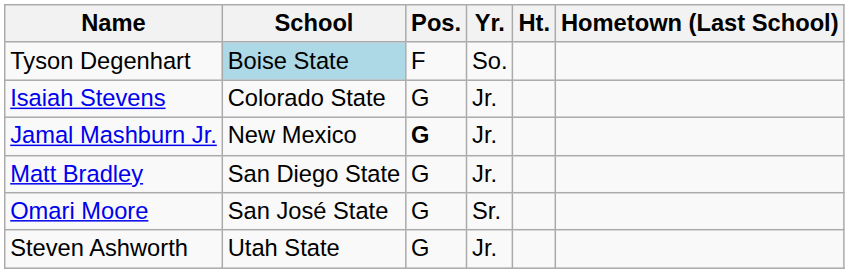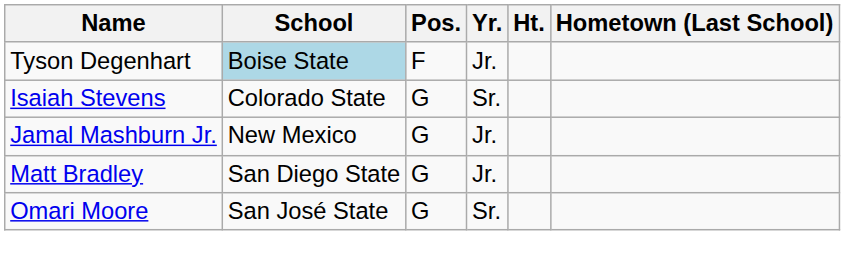(490, 60) So. -> (485, 60) Jr.
(485, 98) Jr. -> (487, 98) Sr.
(420, 135) bold -> (420, 135) normal
- row: (99, 248)
